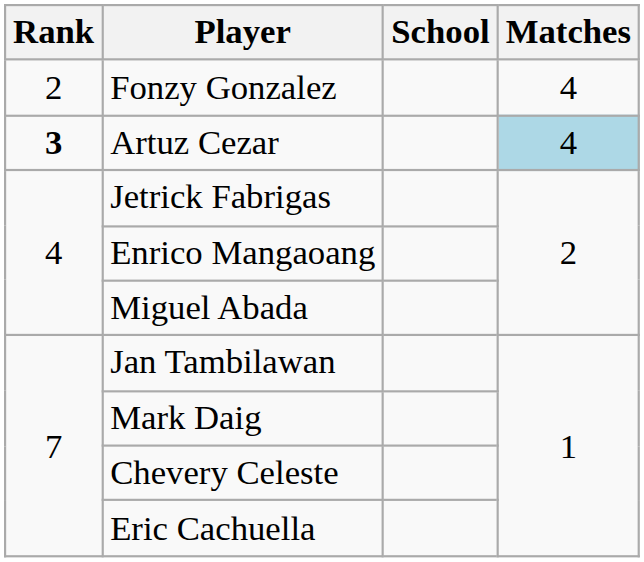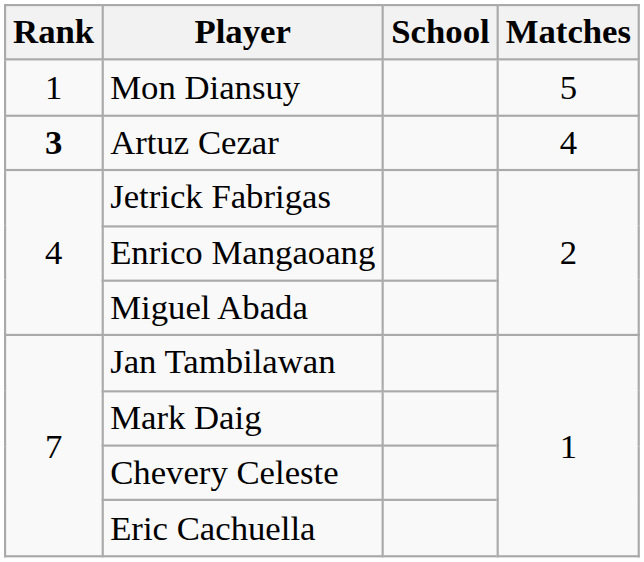+ row: (205, 87)
- row: (223, 87)
(568, 142) lightblue background -> (568, 142) no background
